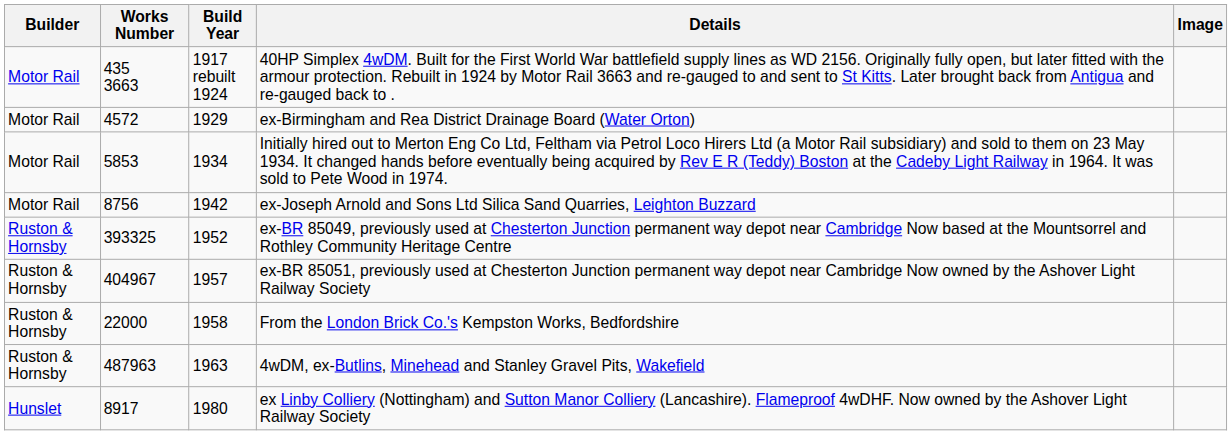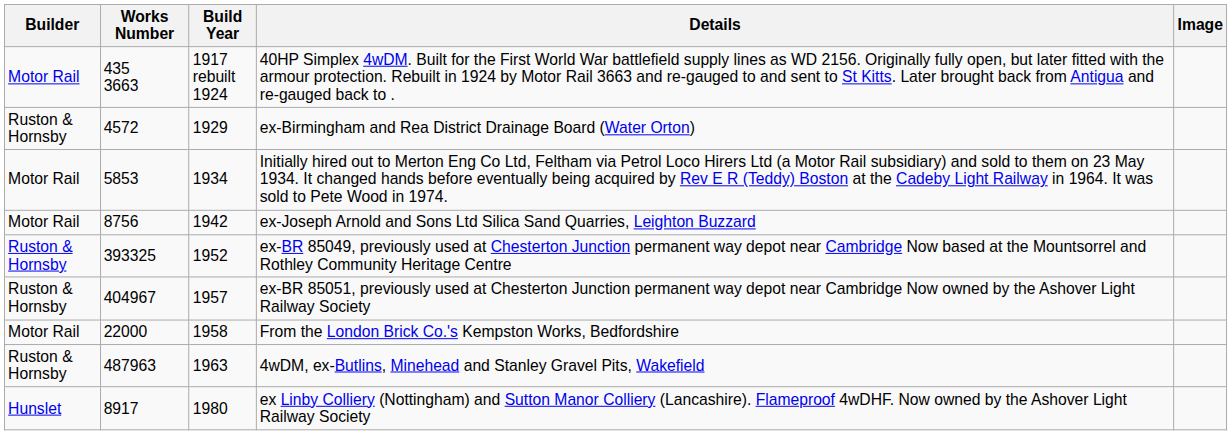(44, 119) Motor Rail -> (40, 128) Ruston & Hornsby
(40, 323) Ruston & Hornsby -> (44, 332) Motor Rail
